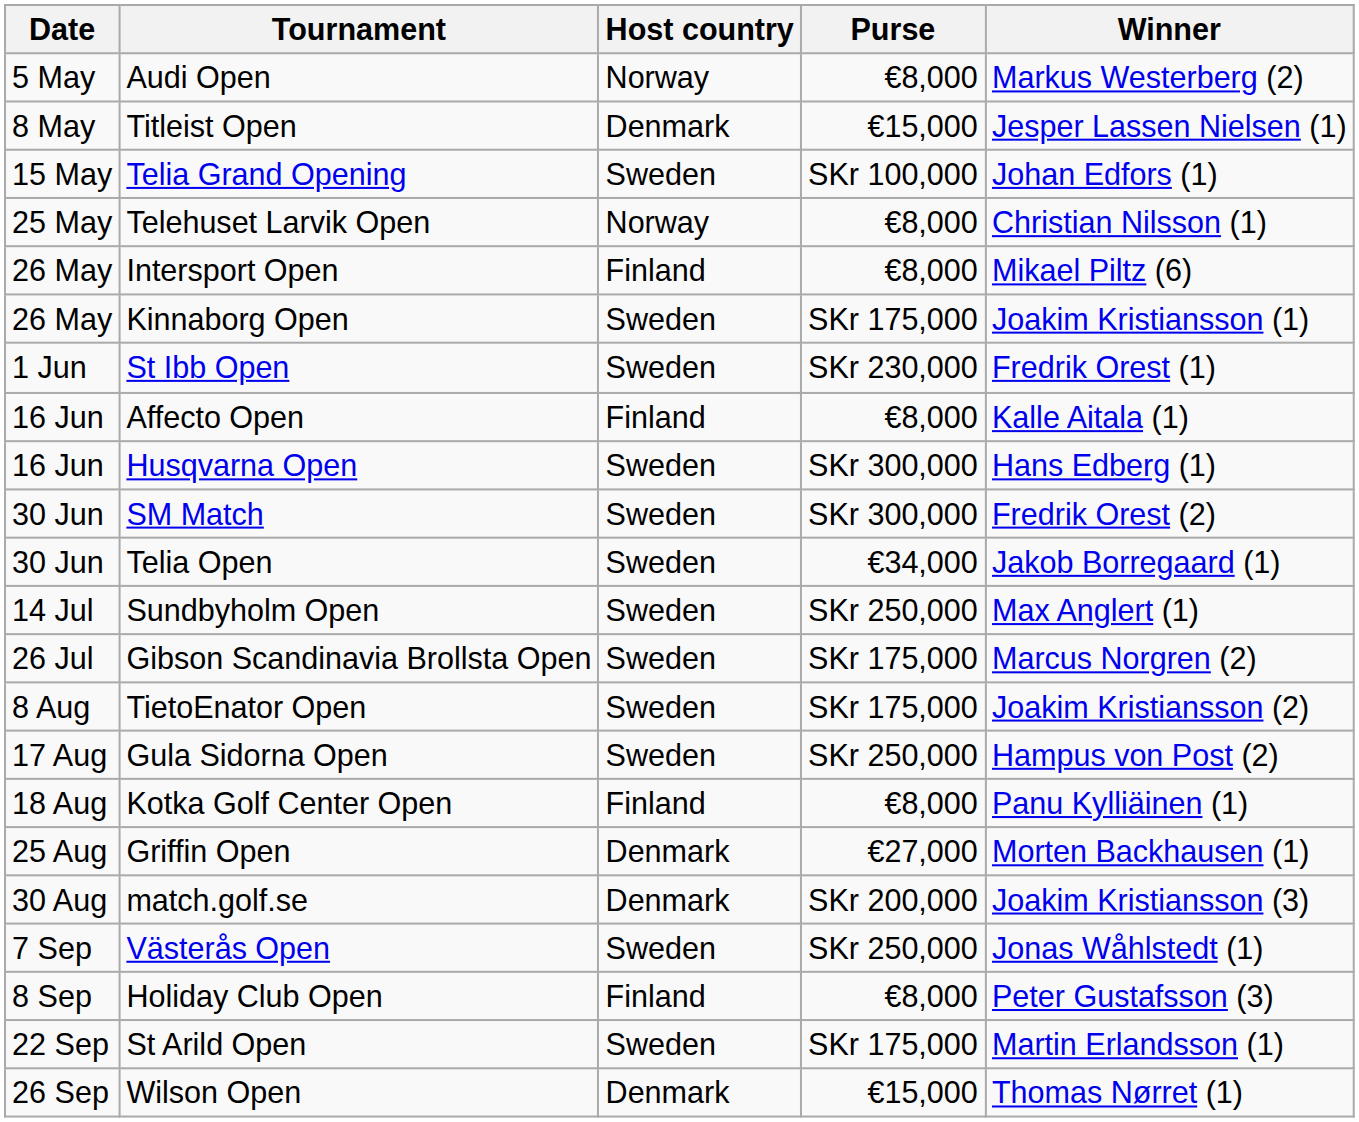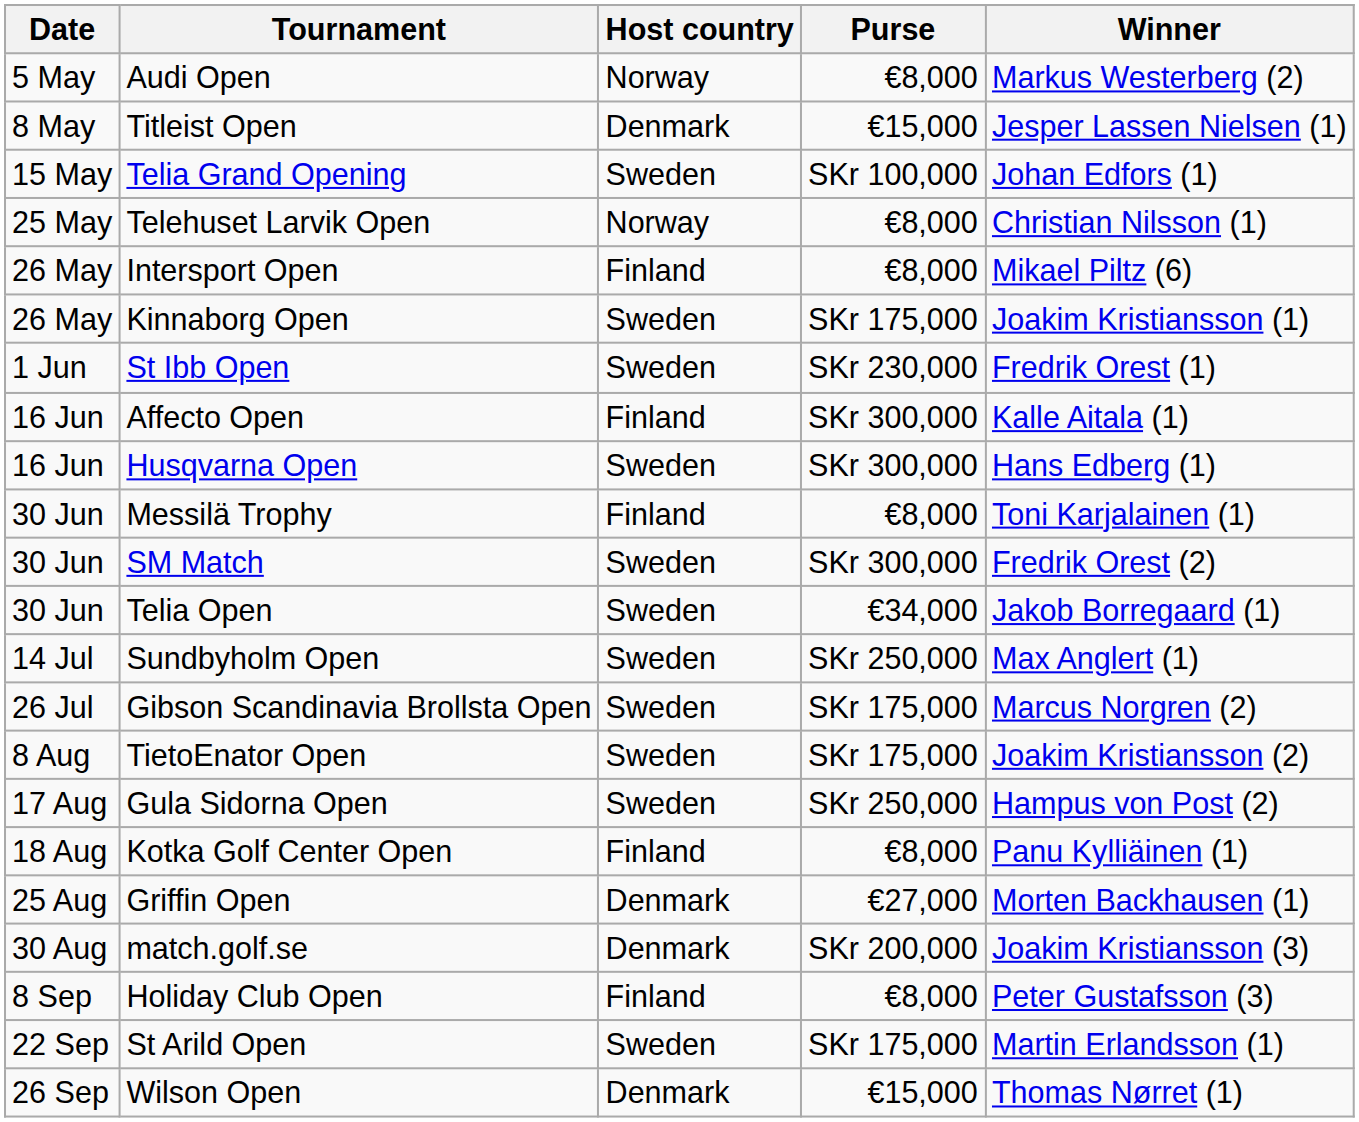(931, 416) €8,000 -> (893, 416) SKr 300,000
+ row: (229, 513)
- row: (228, 948)
